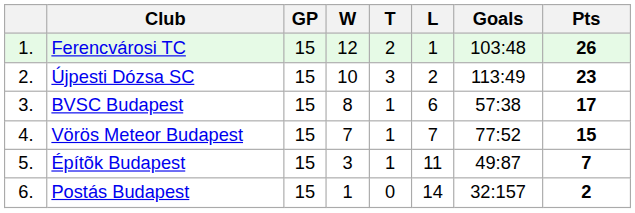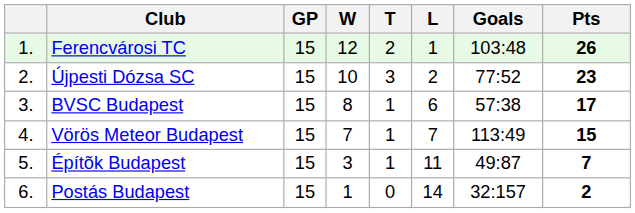(498, 76) 113:49 -> (498, 76) 77:52
(498, 134) 77:52 -> (498, 134) 113:49
